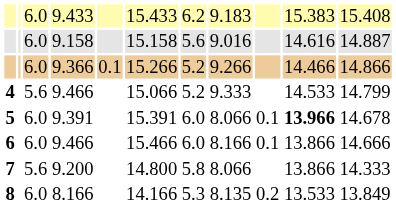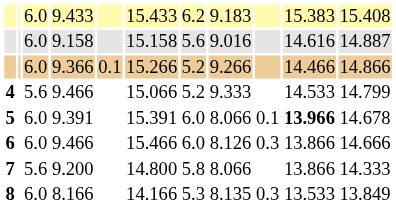(231, 143) 8.166 -> (231, 143) 8.126
(268, 143) 0.1 -> (268, 143) 0.3
(268, 194) 0.2 -> (268, 194) 0.3
